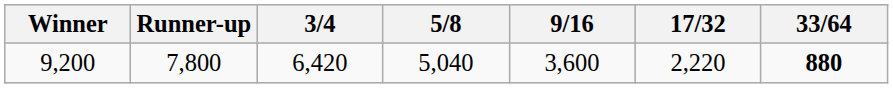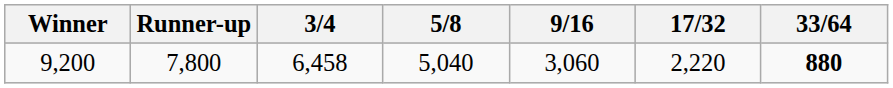(320, 62) 6,420 -> (320, 62) 6,458
(572, 62) 3,600 -> (572, 62) 3,060
